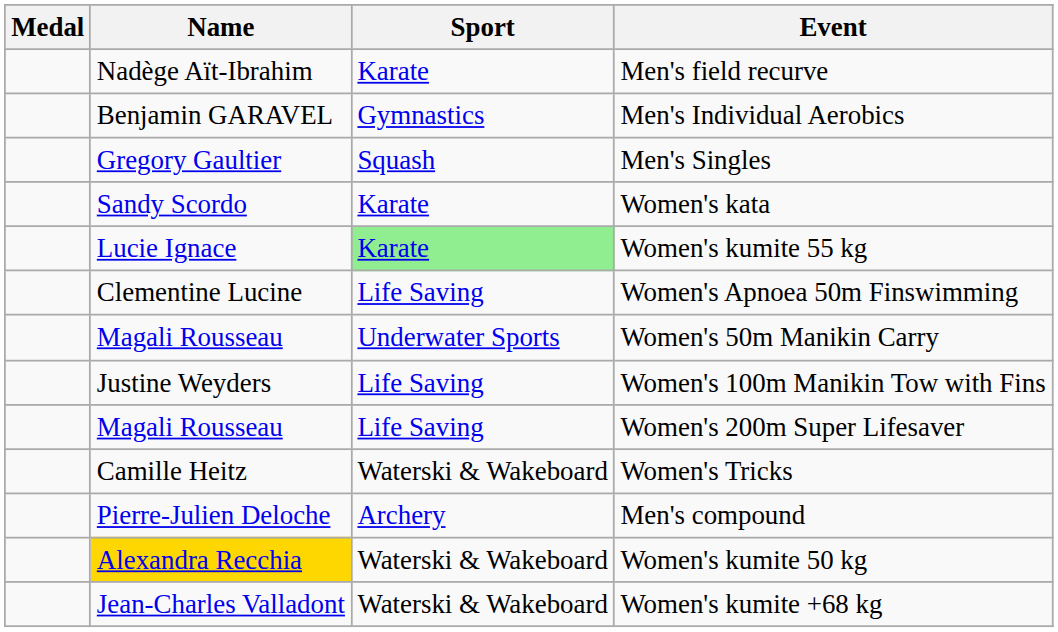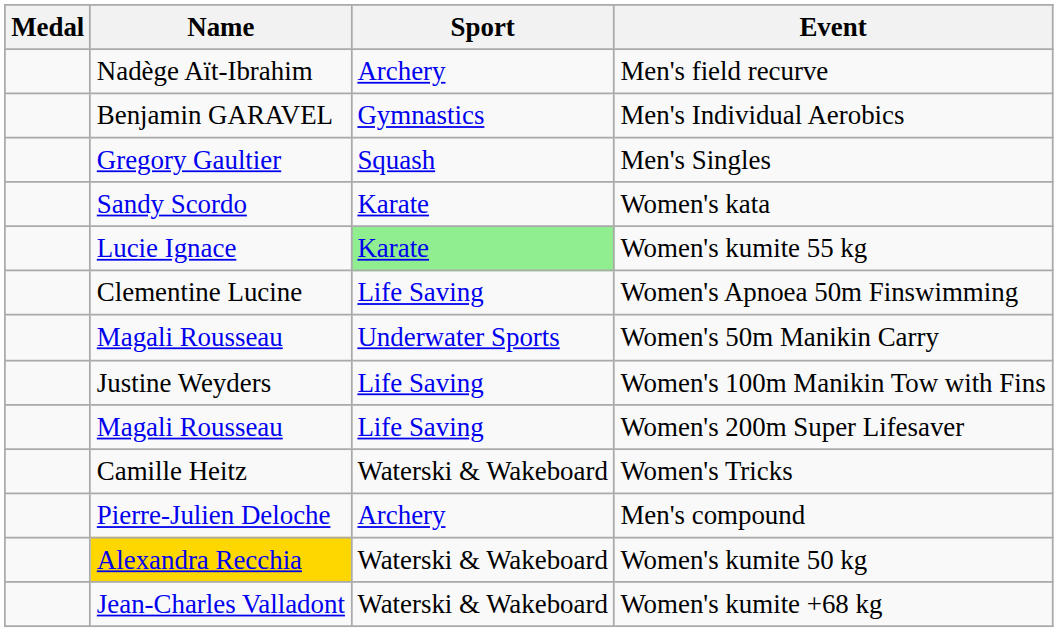(393, 71) Karate -> (401, 71) Archery
